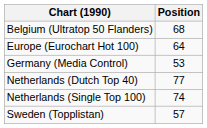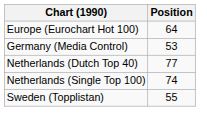- row: (80, 30)
(179, 115) 57 -> (172, 98) 55
